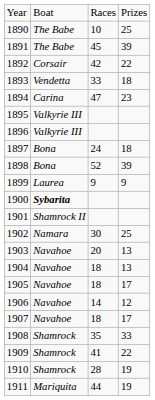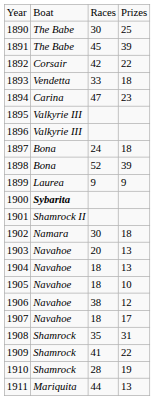(96, 30) 10 -> (96, 30) 30
(126, 234) 25 -> (126, 234) 18
(126, 285) 17 -> (126, 285) 10
(96, 302) 14 -> (96, 302) 38
(126, 336) 33 -> (126, 336) 31
(126, 387) 19 -> (126, 387) 13
